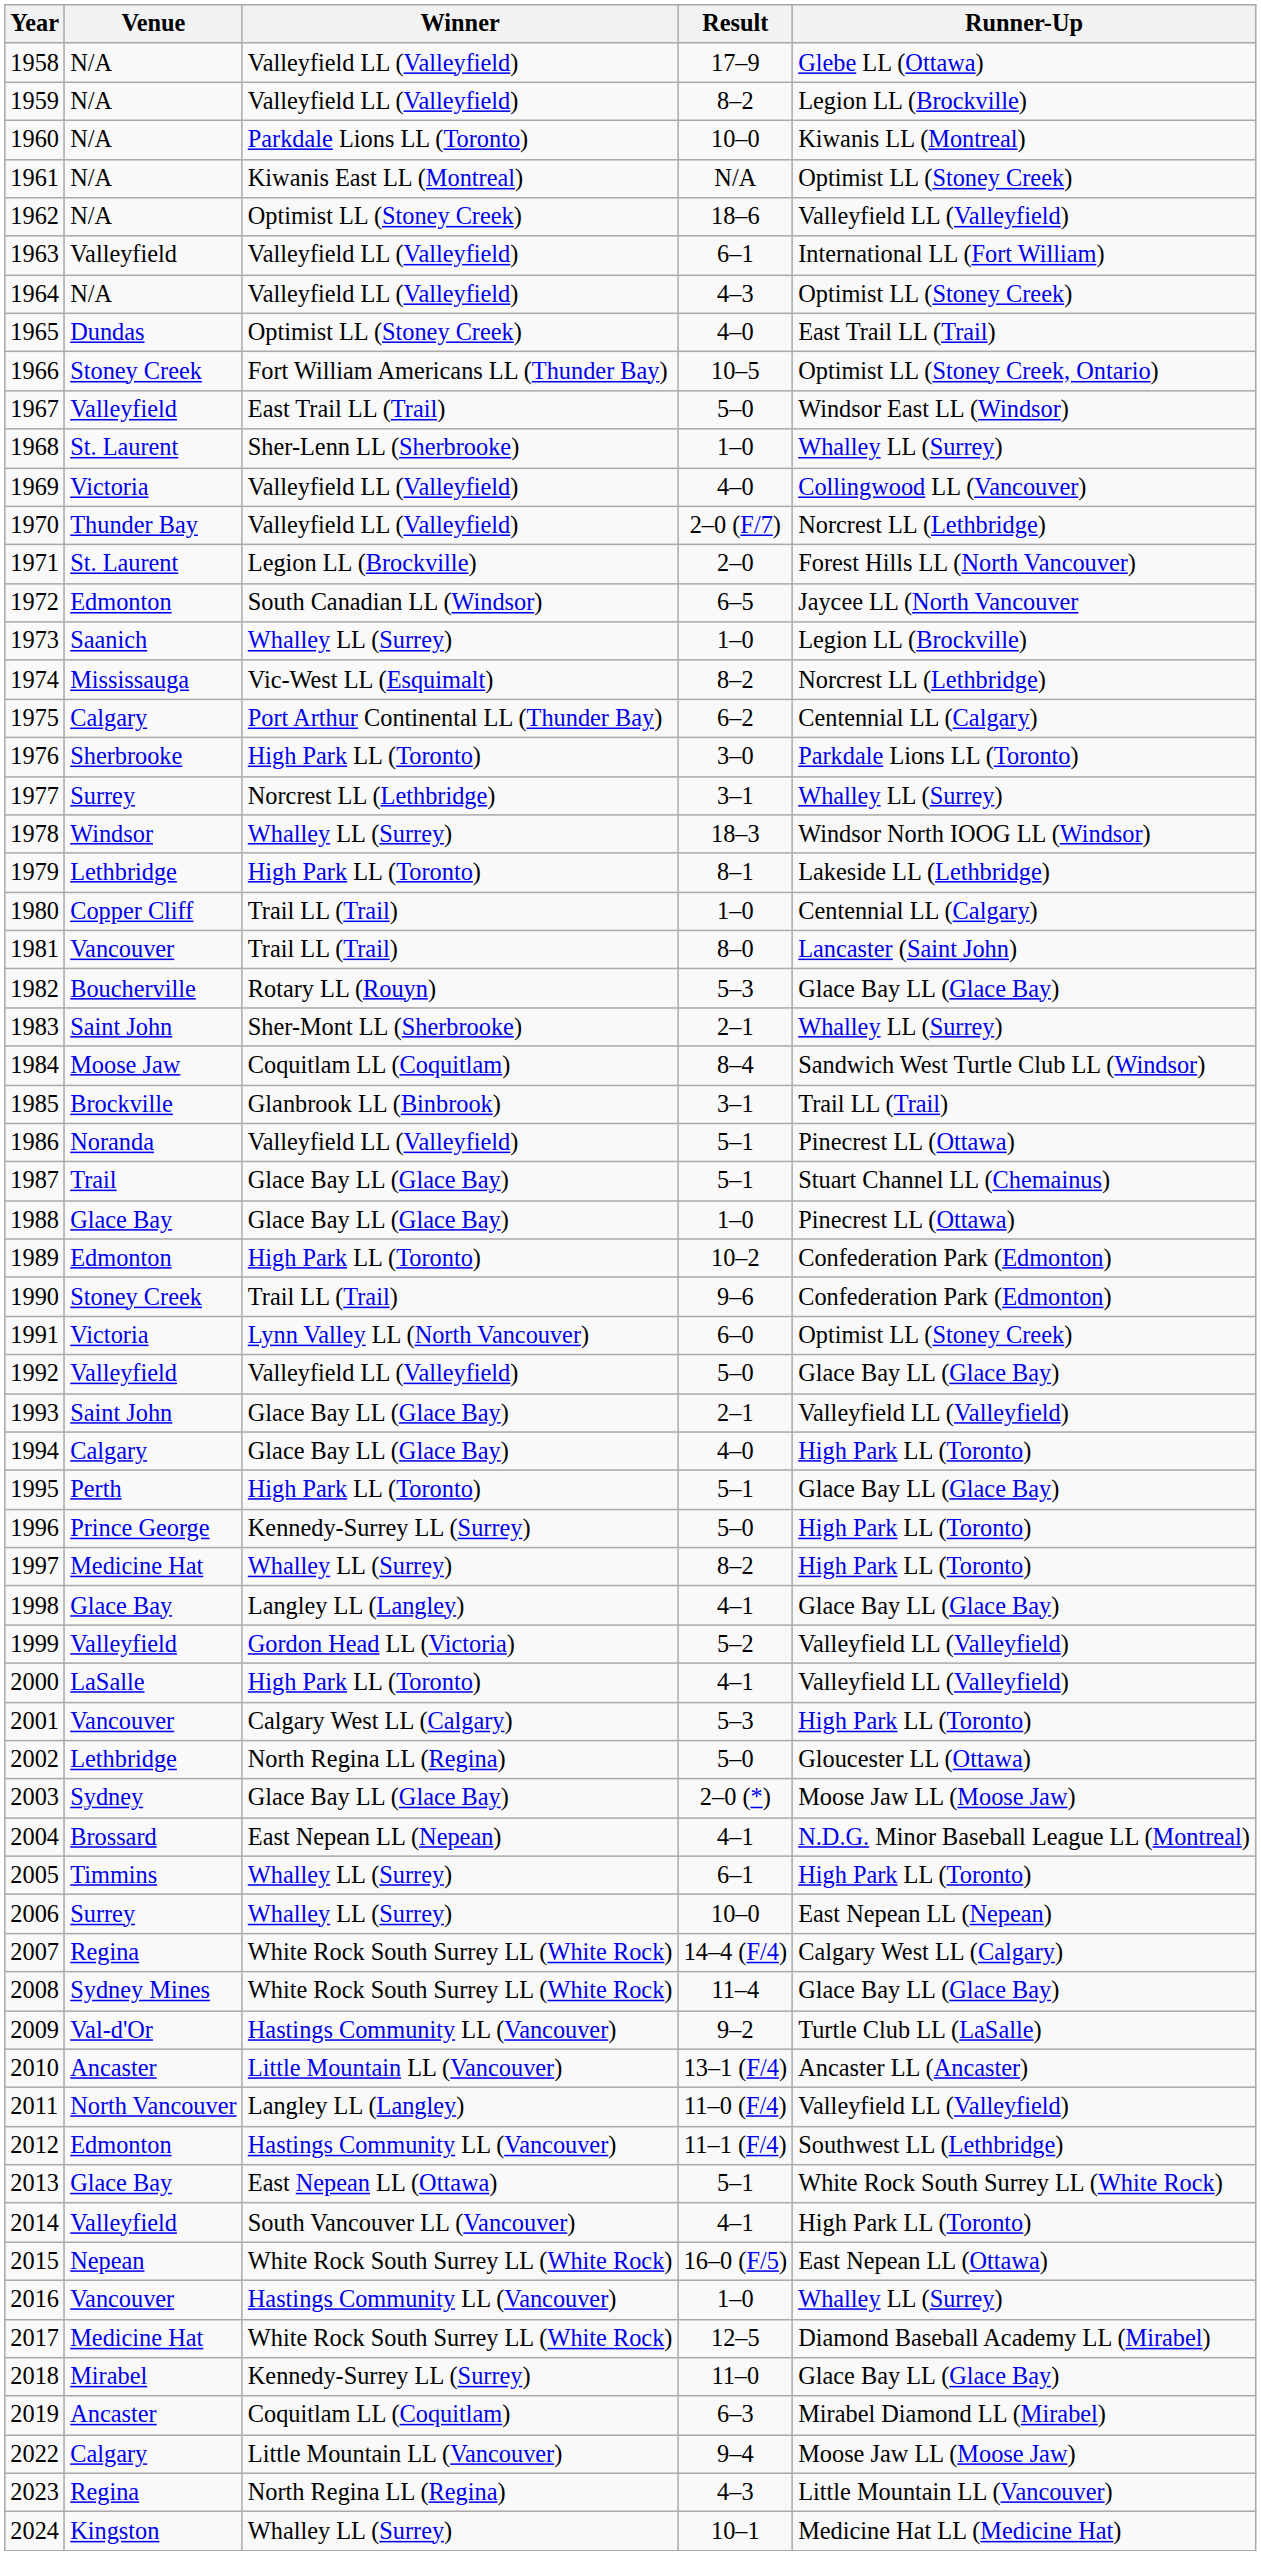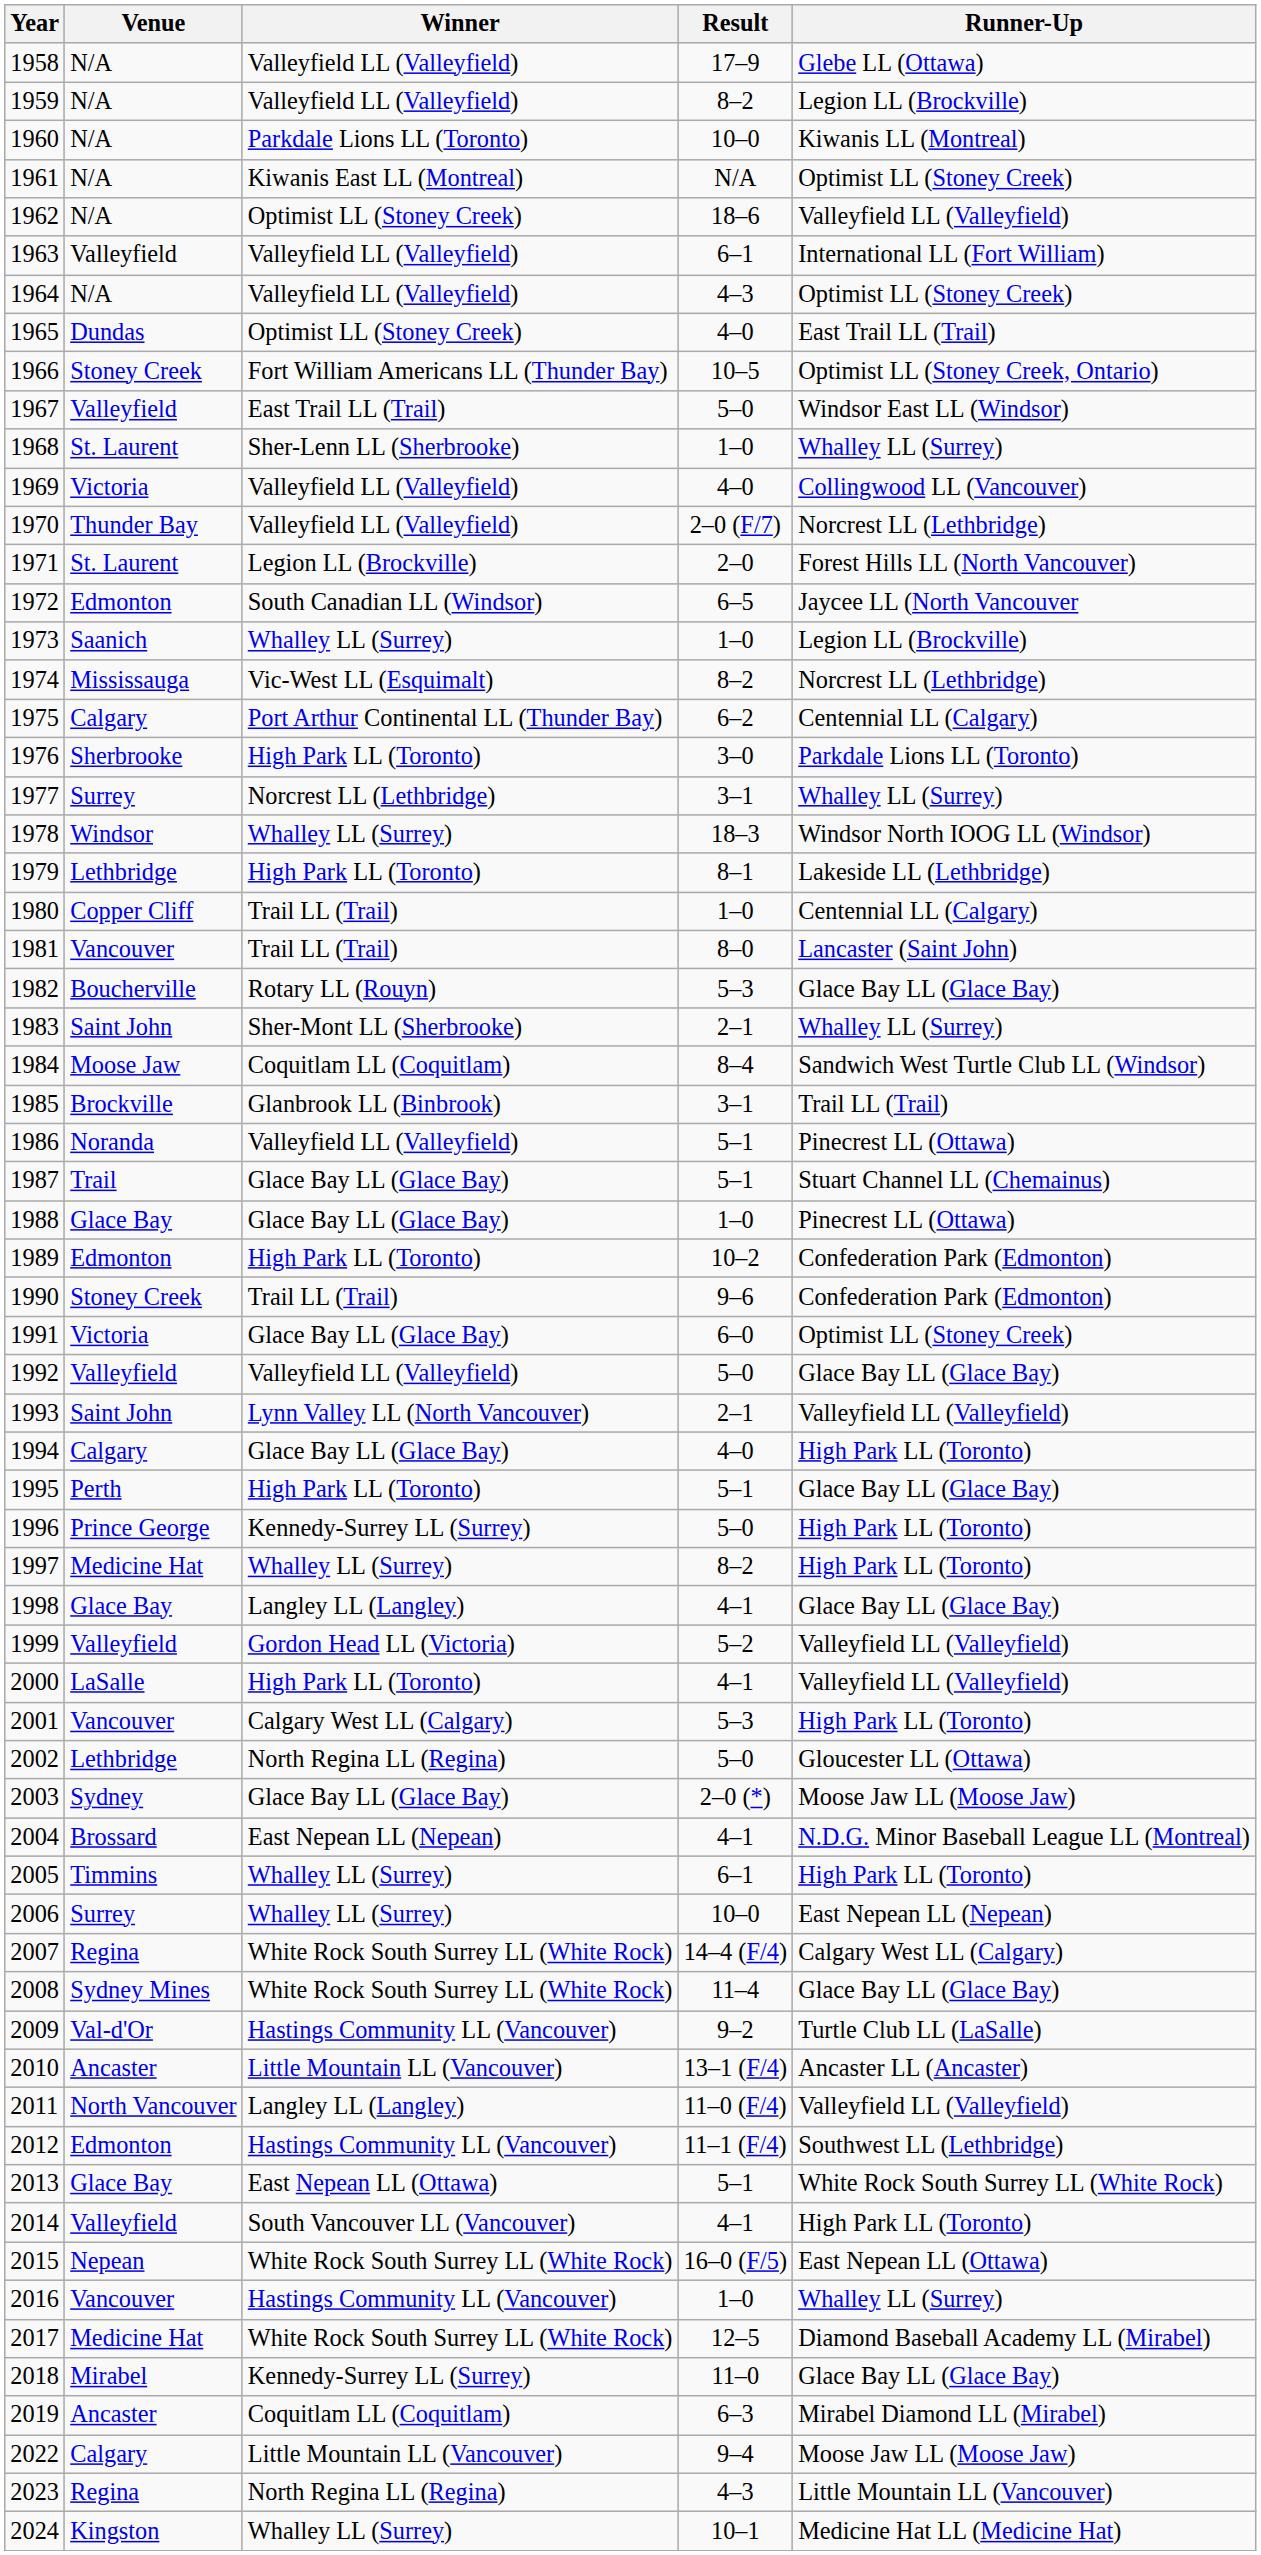(418, 1335) Lynn Valley LL (North Vancouver) -> (378, 1335) Glace Bay LL (Glace Bay)
(378, 1412) Glace Bay LL (Glace Bay) -> (418, 1412) Lynn Valley LL (North Vancouver)
